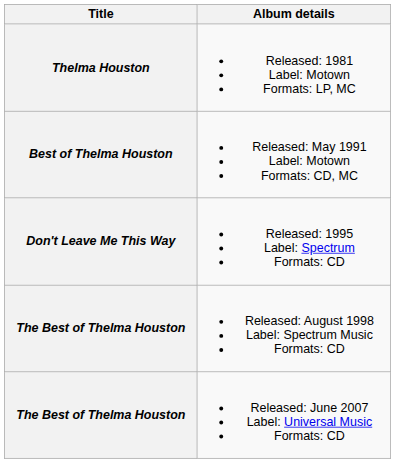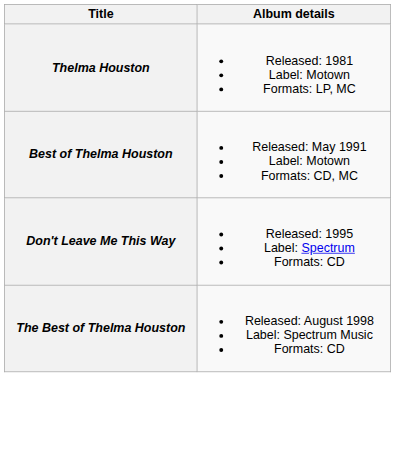- row: (294, 422)
